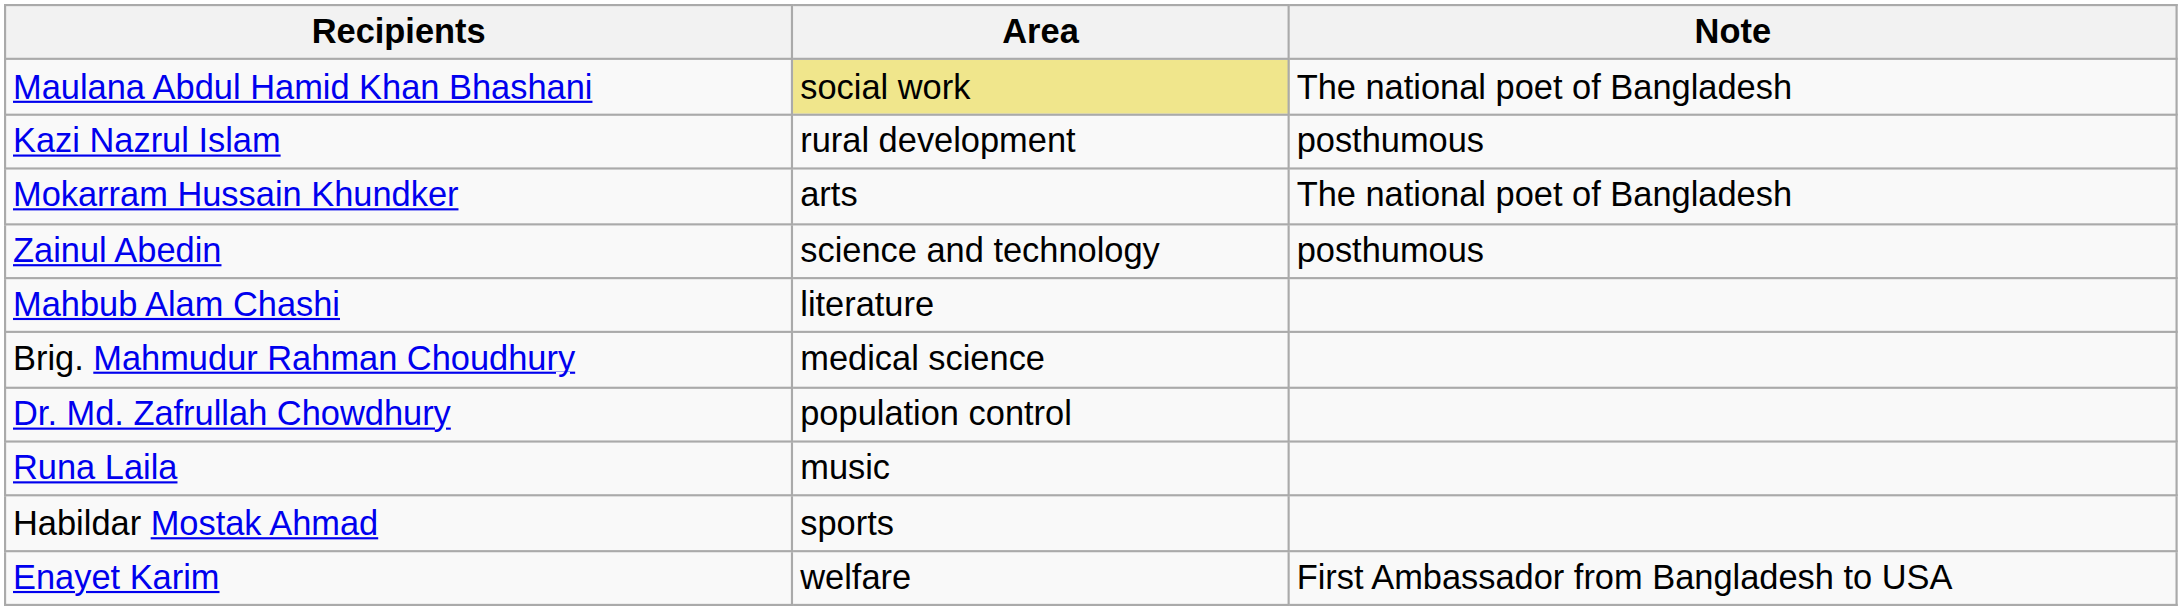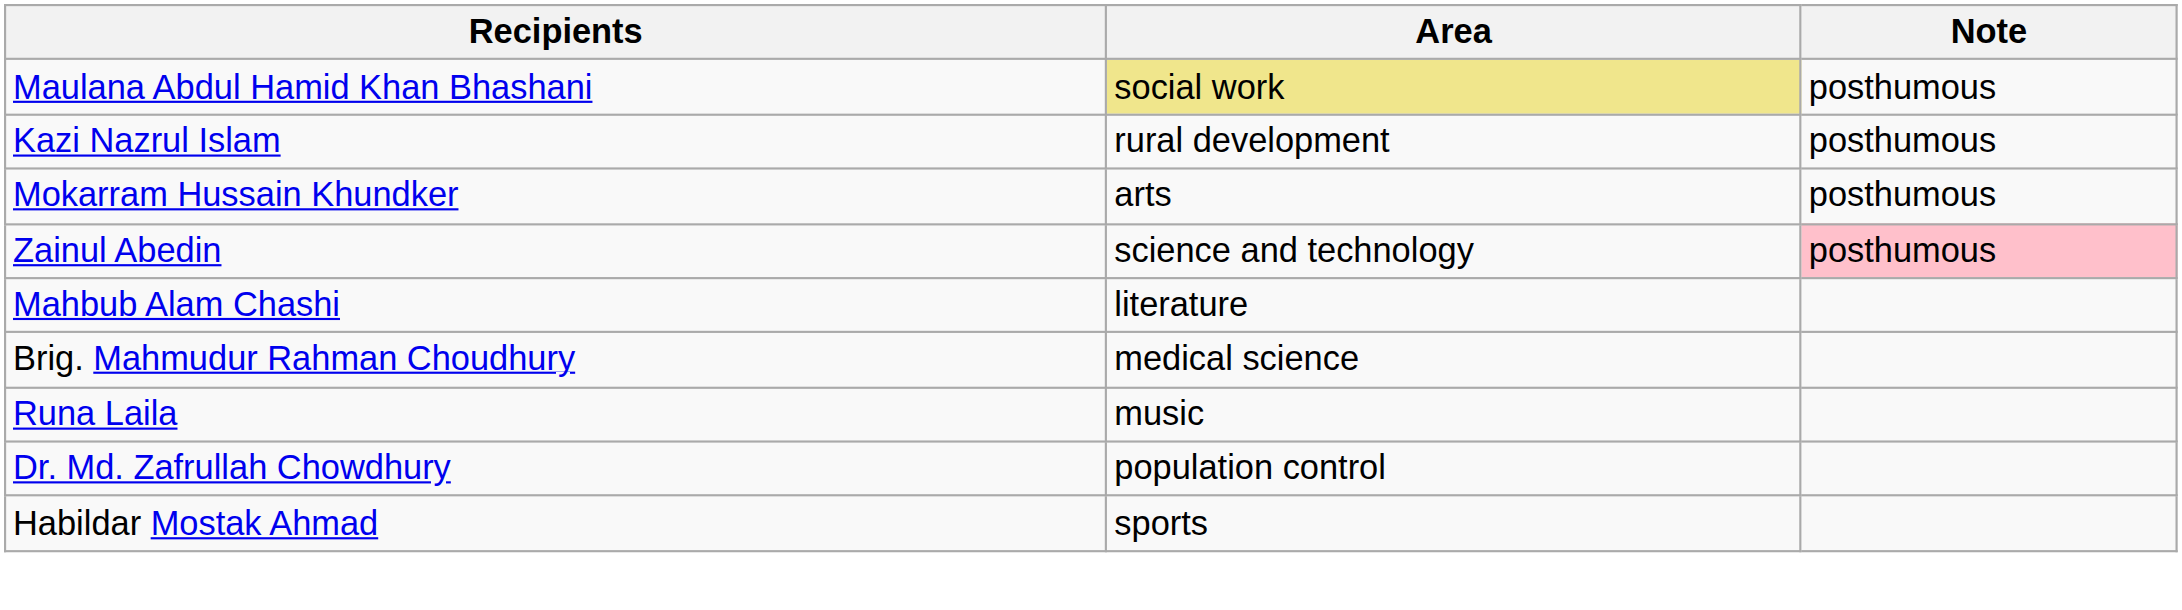(1544, 86) The national poet of Bangladesh -> (1903, 86) posthumous
(1544, 195) The national poet of Bangladesh -> (1903, 195) posthumous
(1390, 250) no background -> (1903, 250) pink background
rows swapped: (232, 413) <-> (95, 468)
- row: (116, 577)
